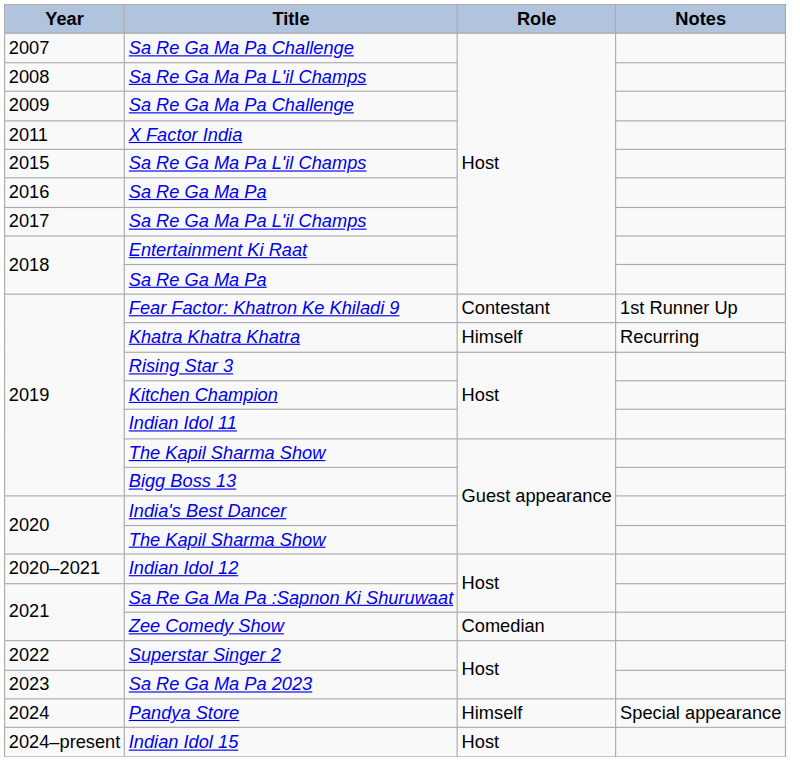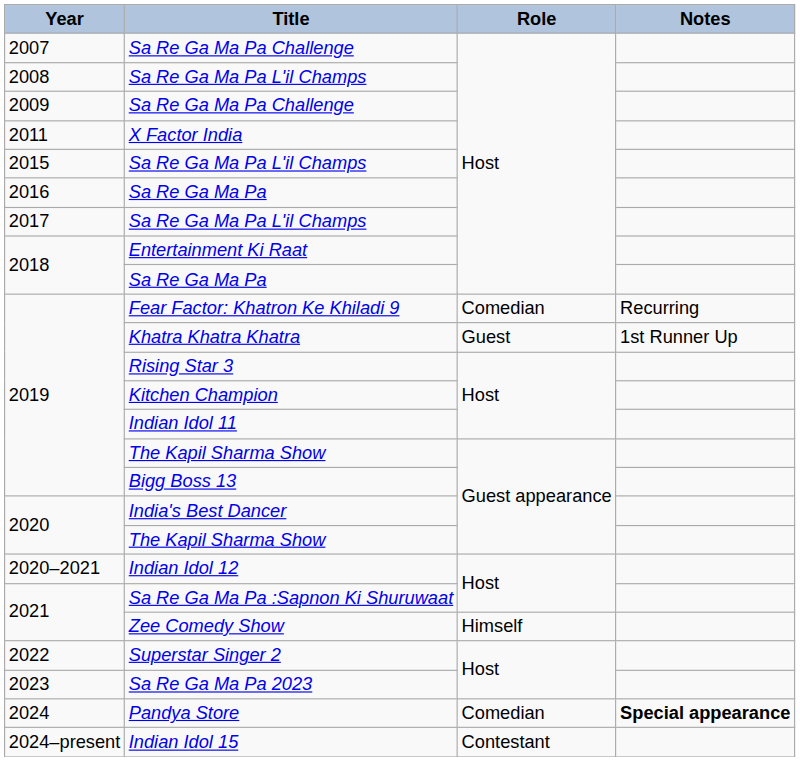(506, 308) Contestant -> (503, 308) Comedian
(679, 308) 1st Runner Up -> (660, 308) Recurring
(492, 337) Himself -> (486, 337) Guest
(660, 337) Recurring -> (679, 337) 1st Runner Up
(503, 626) Comedian -> (492, 626) Himself
(492, 713) Himself -> (503, 713) Comedian
(701, 713) normal -> (705, 713) bold
(480, 742) Host -> (506, 742) Contestant
